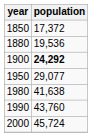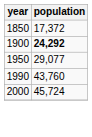- row: (18, 44)
- row: (18, 92)
